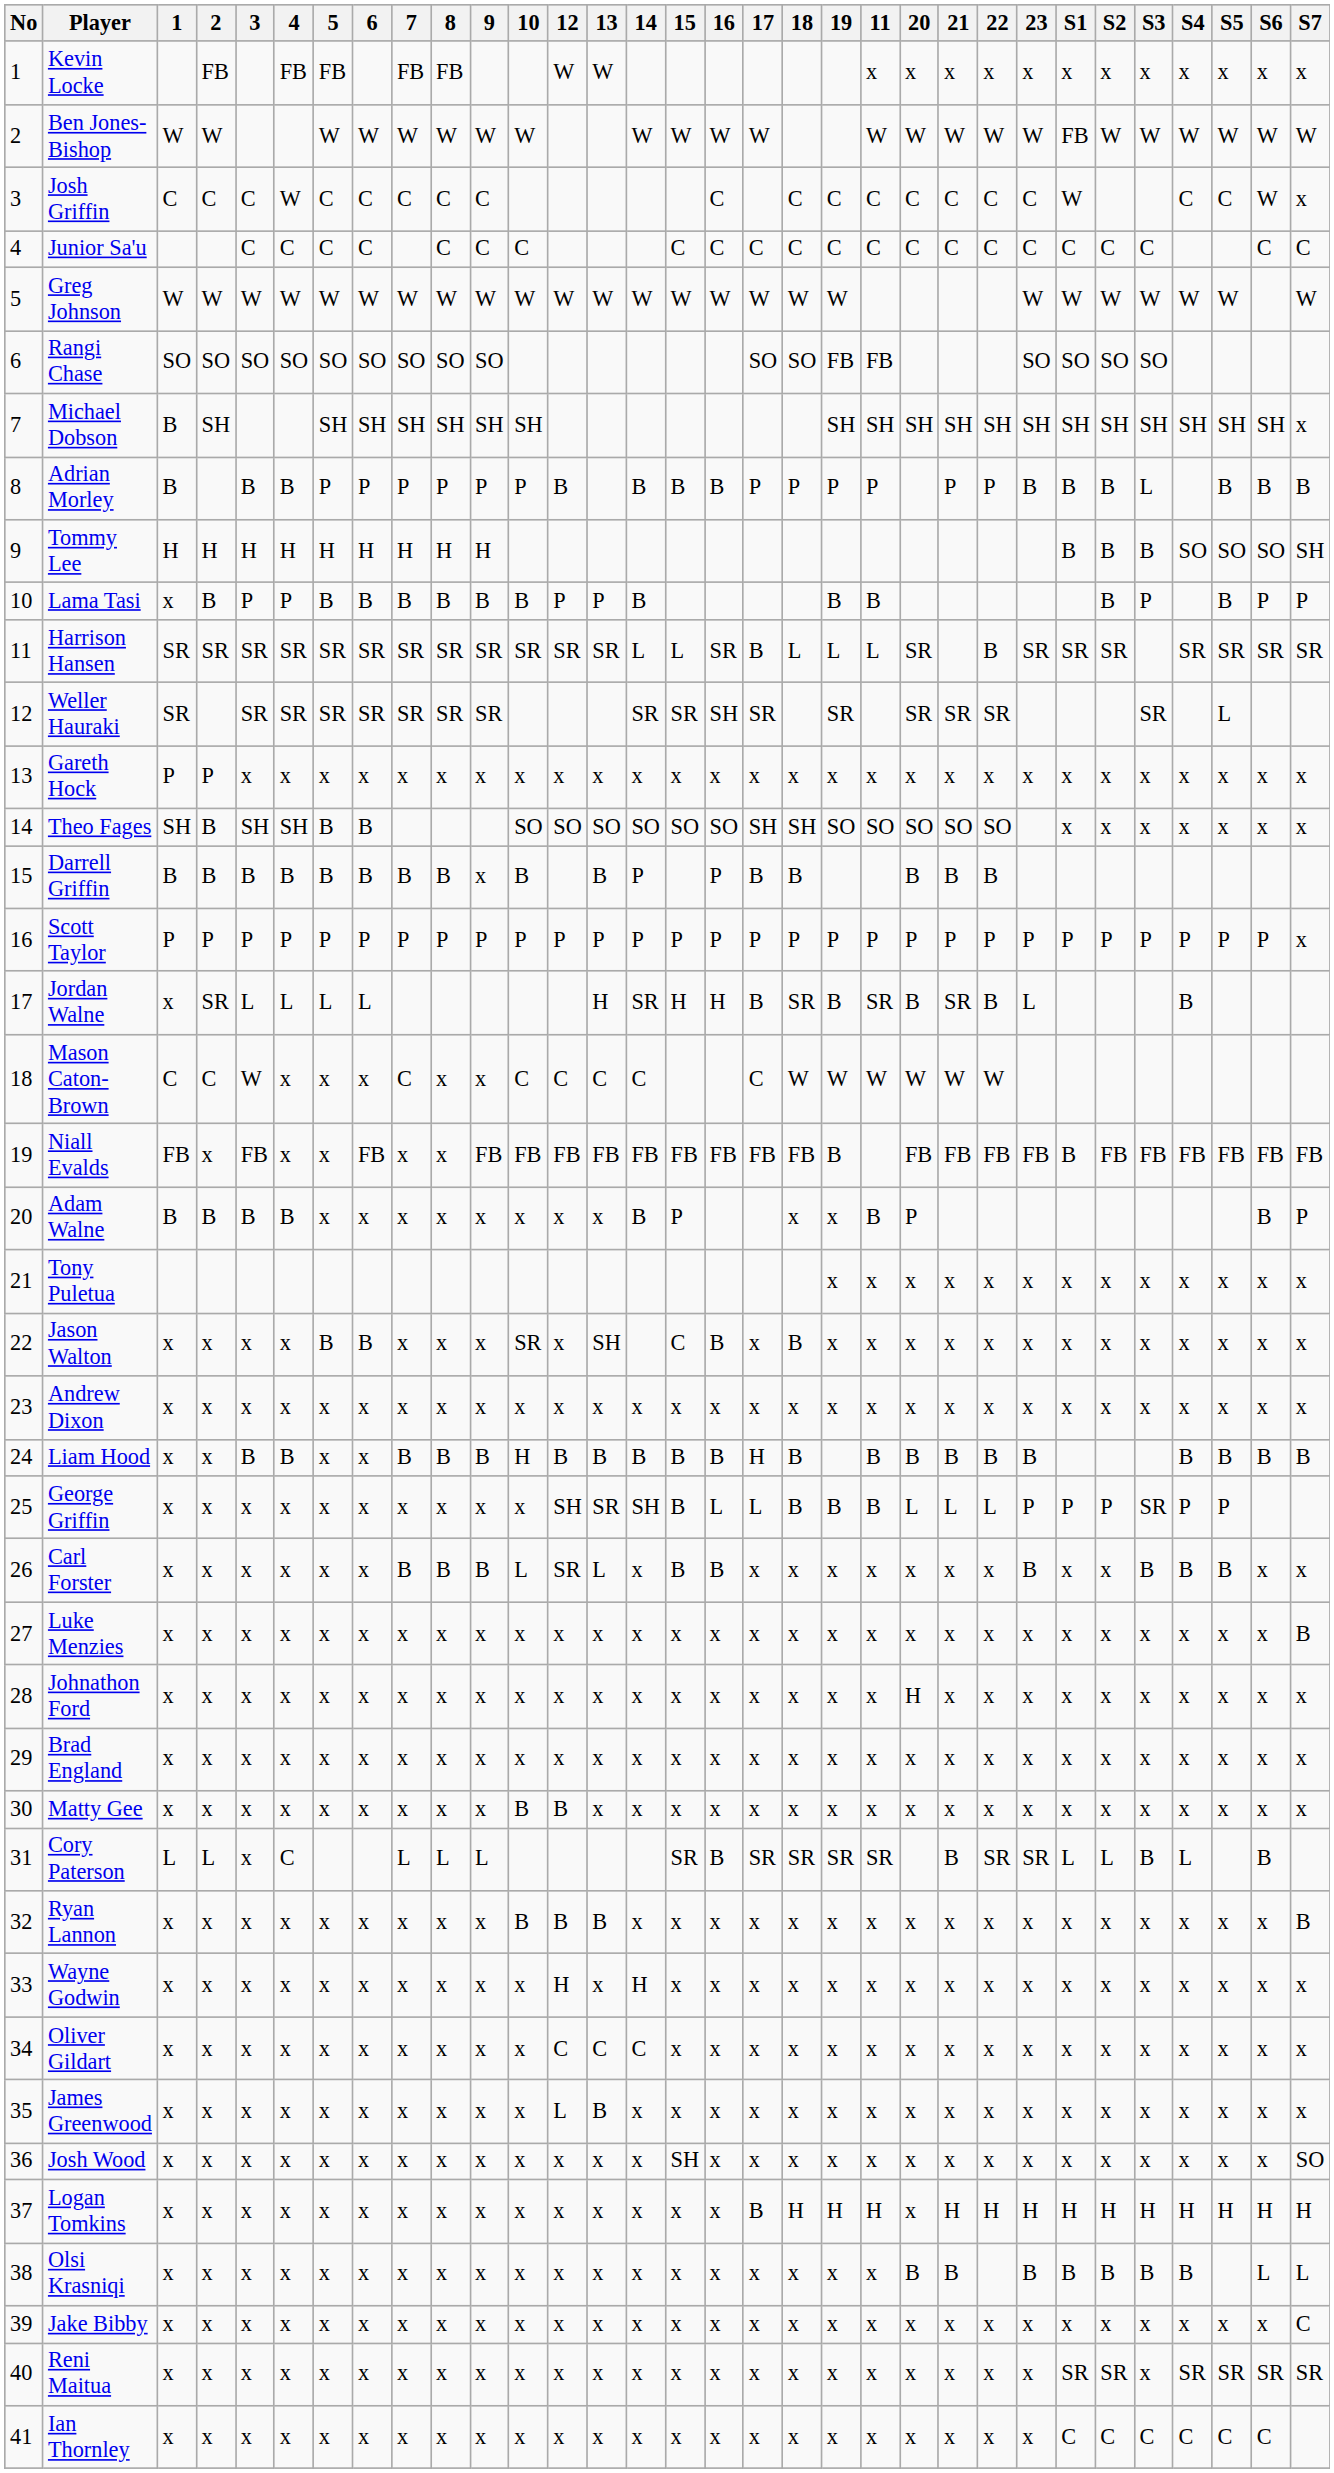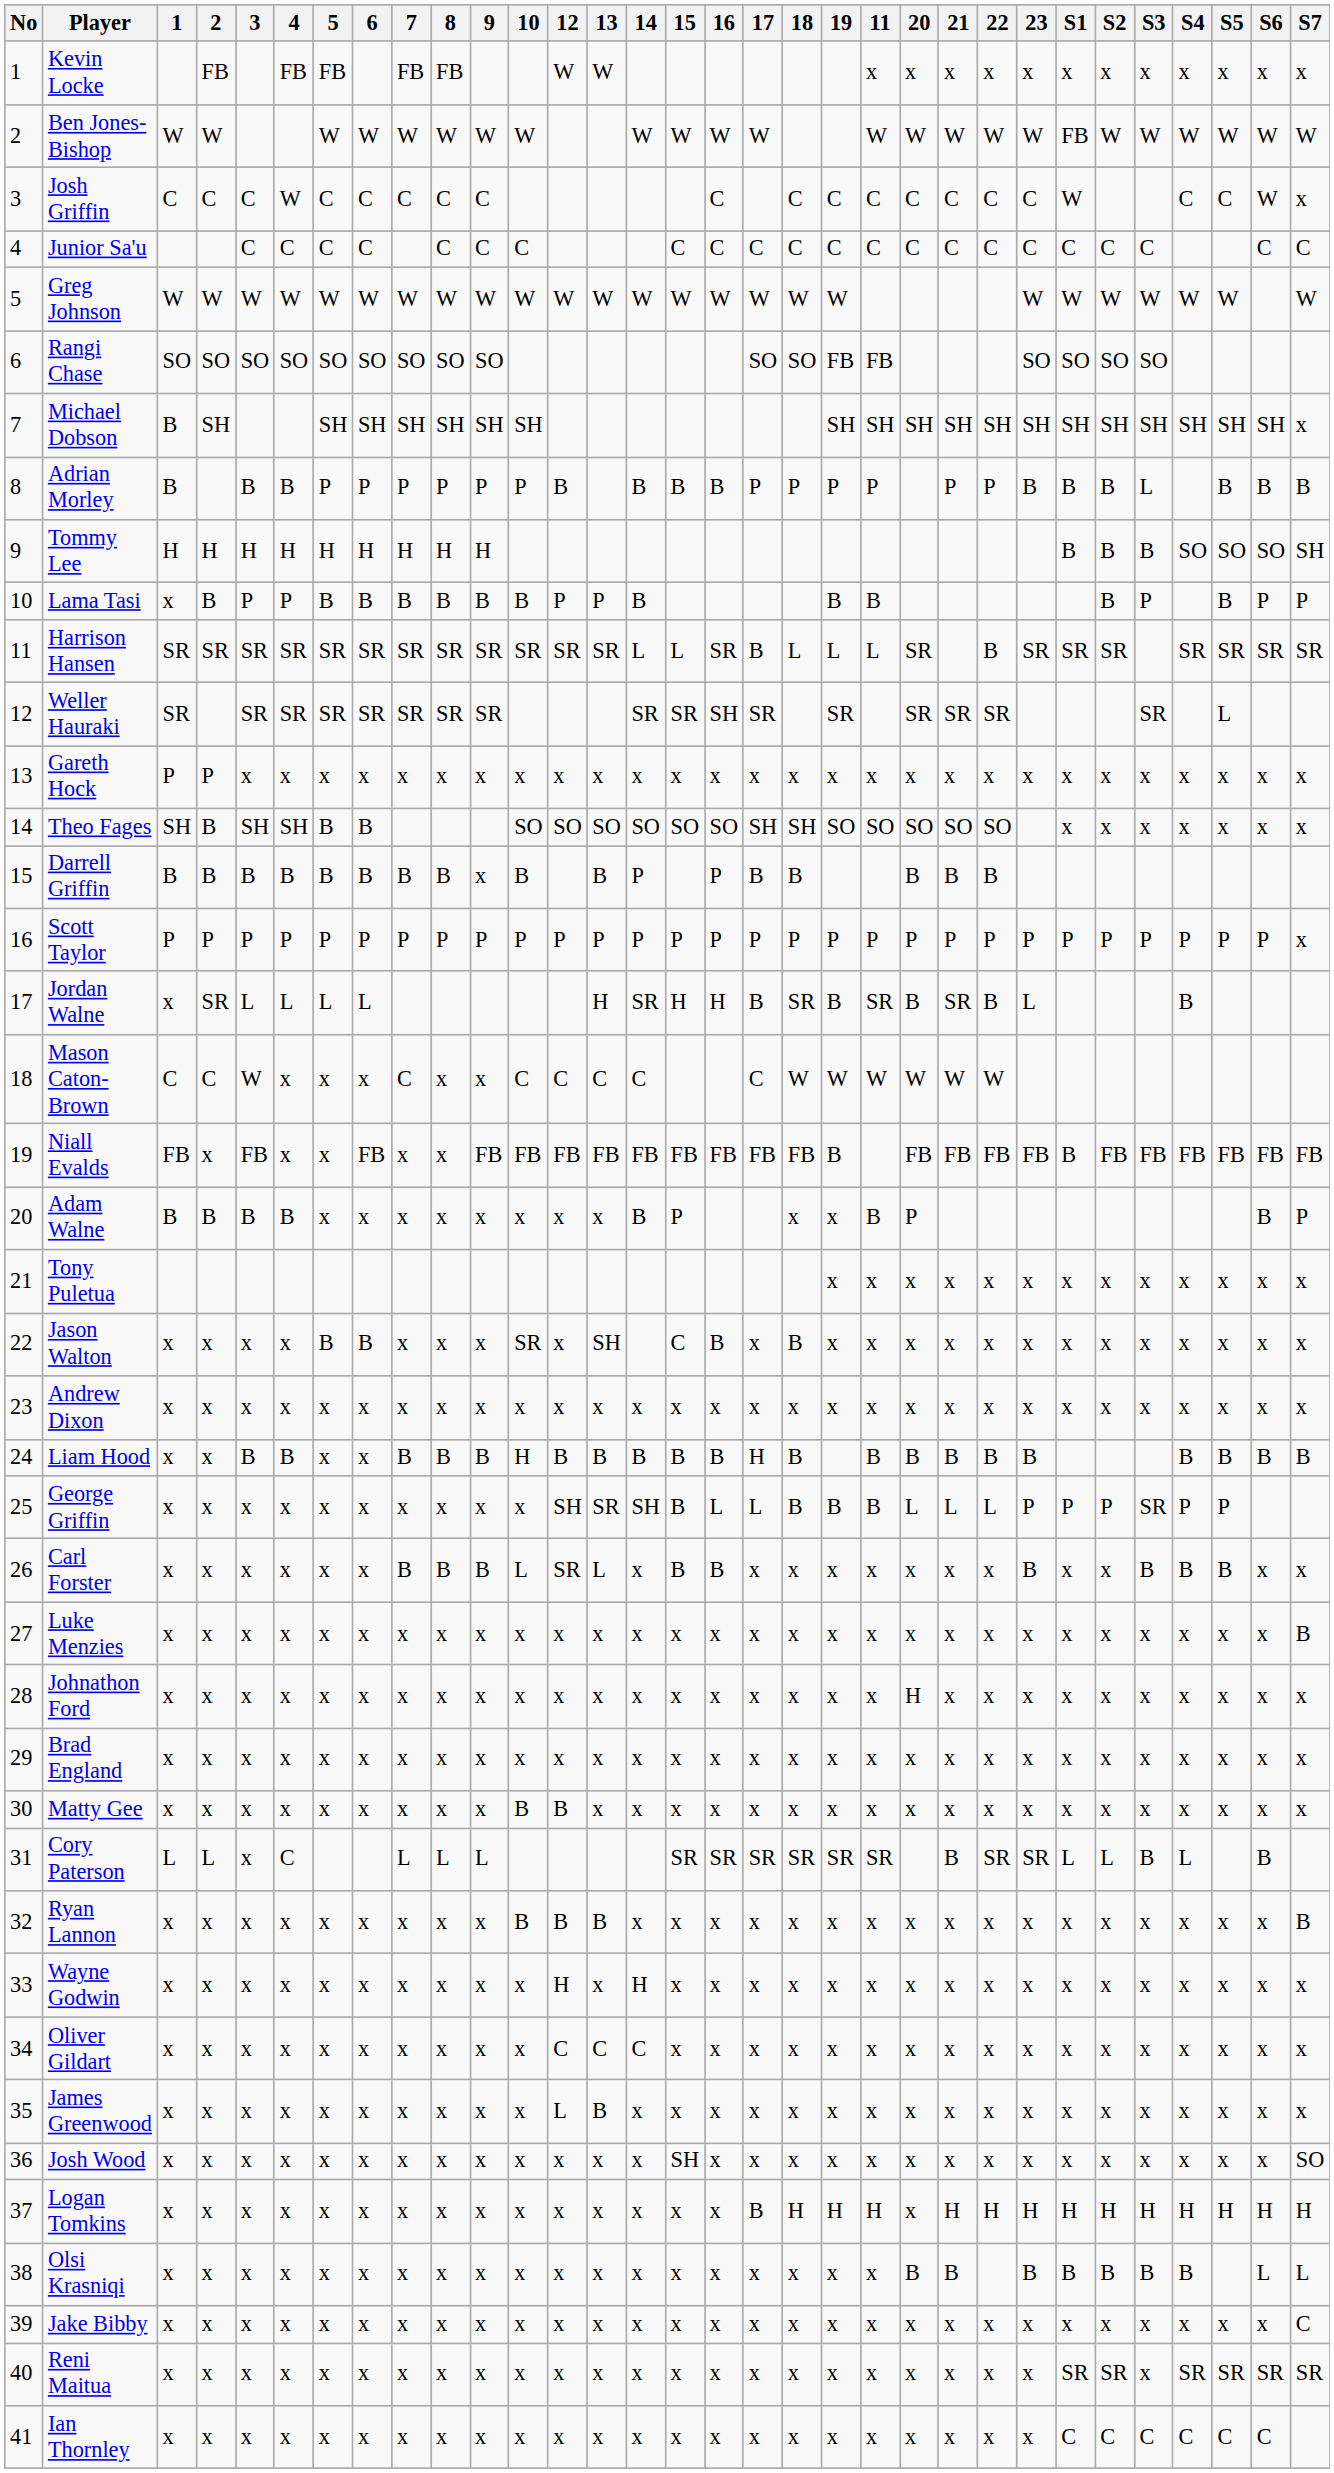(717, 1858) B -> (723, 1858) SR
